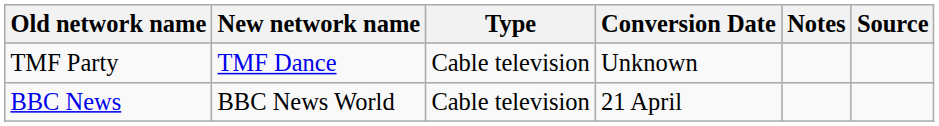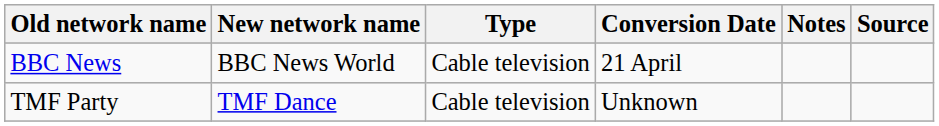rows swapped: (64, 62) <-> (66, 101)
